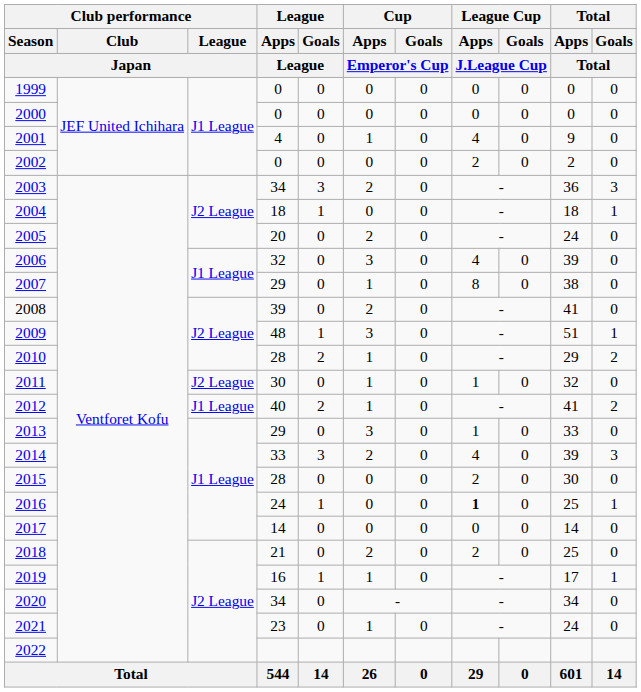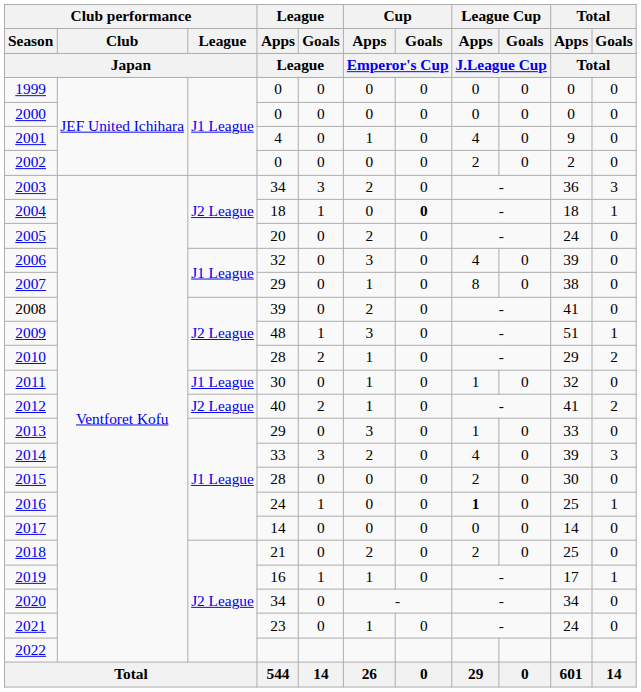(424, 211) normal -> (424, 211) bold
(222, 382) J2 League -> (222, 382) J1 League
(222, 406) J1 League -> (222, 406) J2 League
